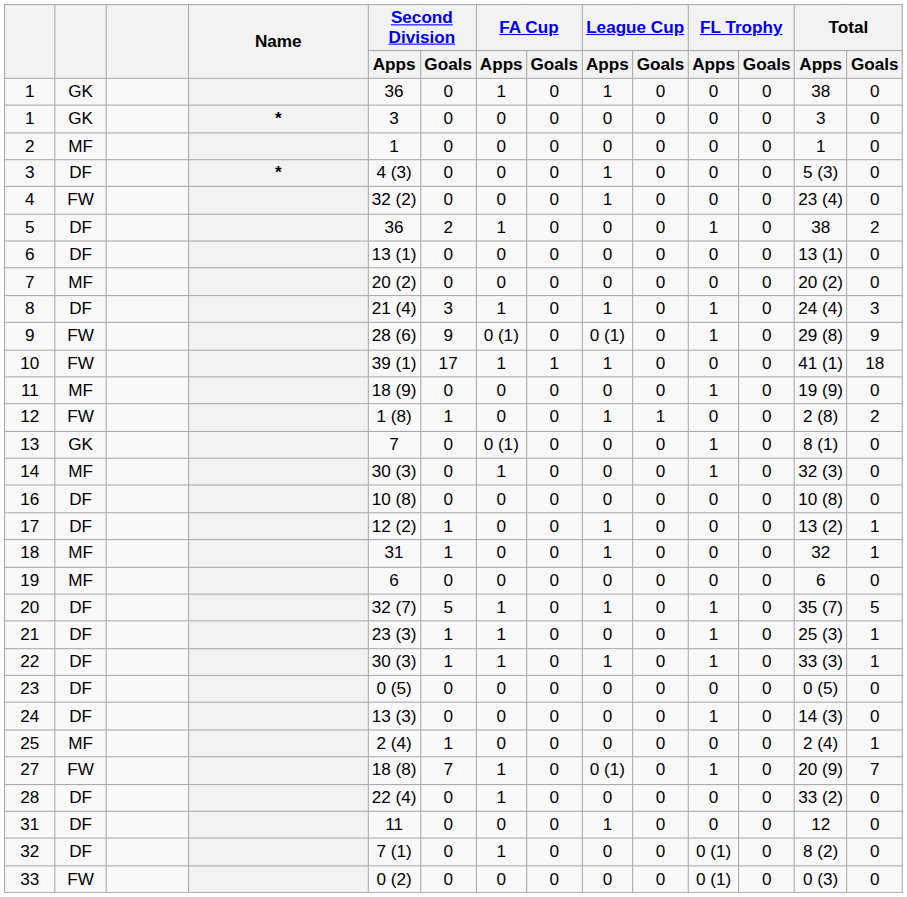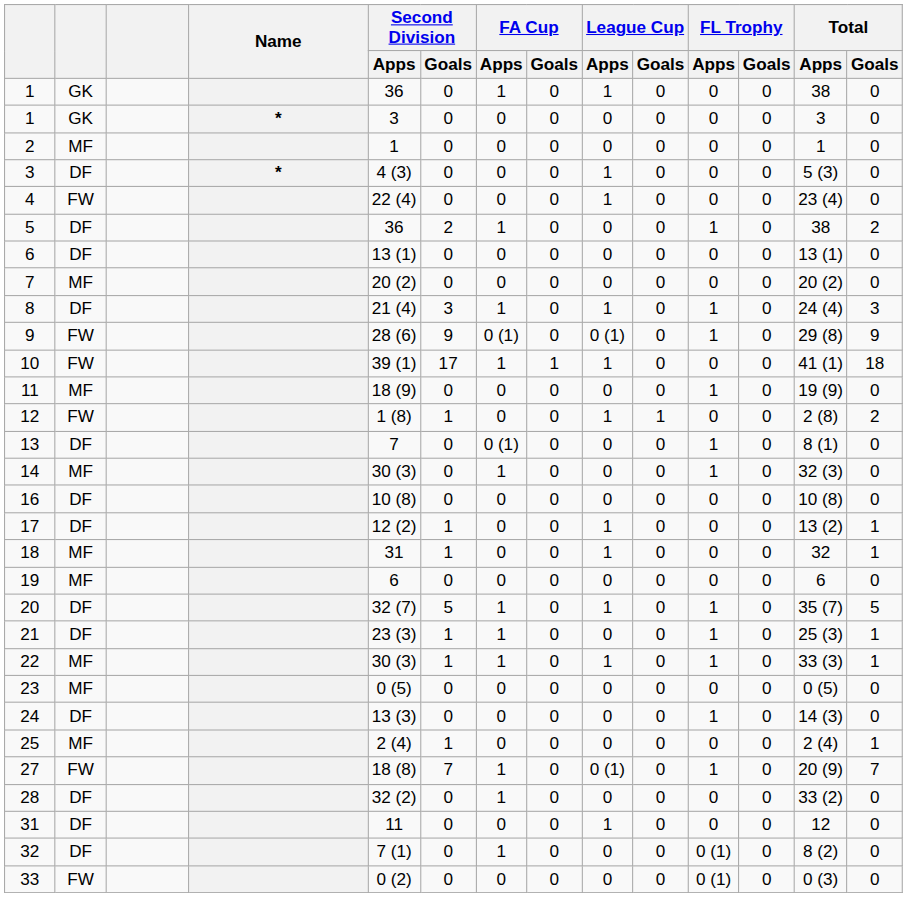(394, 200) 32 (2) -> (394, 200) 22 (4)
(81, 444) GK -> (81, 444) DF
(81, 661) DF -> (81, 661) MF
(81, 688) DF -> (81, 688) MF
(394, 797) 22 (4) -> (394, 797) 32 (2)
